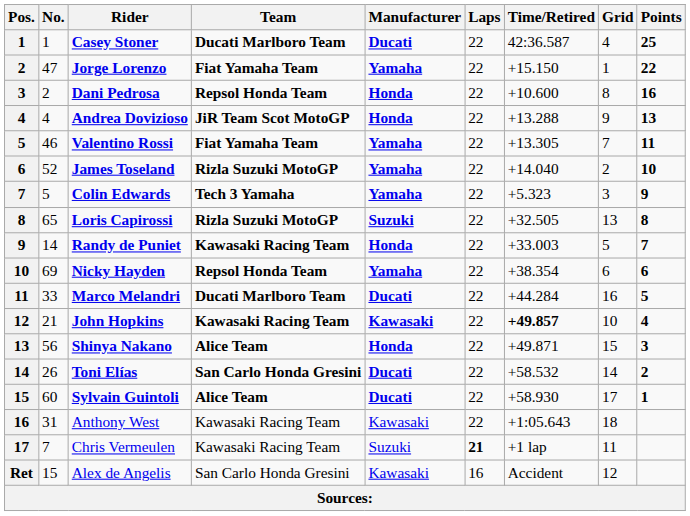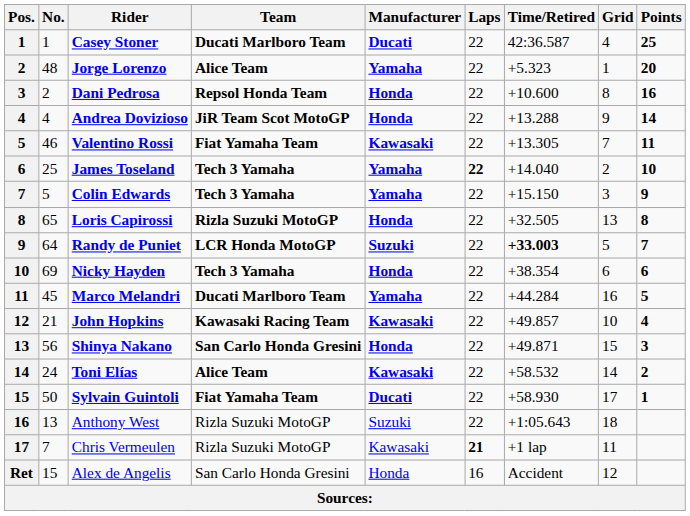(50, 67) 47 -> (50, 67) 48
(256, 67) Fiat Yamaha Team -> (231, 67) Alice Team
(533, 67) +15.150 -> (529, 67) +5.323
(648, 67) 22 -> (648, 67) 20
(648, 118) 13 -> (648, 118) 14
(395, 143) Yamaha -> (401, 143) Kawasaki
(50, 169) 52 -> (50, 169) 25
(267, 169) Rizla Suzuki MotoGP -> (245, 169) Tech 3 Yamaha
(476, 169) normal -> (476, 169) bold
(529, 194) +5.323 -> (533, 194) +15.150
(391, 219) Suzuki -> (391, 219) Honda
(50, 245) 14 -> (50, 245) 64
(272, 245) Kawasaki Racing Team -> (265, 245) LCR Honda MotoGP
(391, 245) Honda -> (391, 245) Suzuki
(533, 245) normal -> (533, 245) bold
(261, 270) Repsol Honda Team -> (245, 270) Tech 3 Yamaha
(395, 270) Yamaha -> (391, 270) Honda
(50, 295) 33 -> (50, 295) 45
(390, 295) Ducati -> (395, 295) Yamaha
(533, 321) bold -> (533, 321) normal
(231, 346) Alice Team -> (278, 346) San Carlo Honda Gresini
(50, 371) 26 -> (50, 371) 24
(278, 371) San Carlo Honda Gresini -> (231, 371) Alice Team
(390, 371) Ducati -> (401, 371) Kawasaki
(50, 397) 60 -> (50, 397) 50
(231, 397) Alice Team -> (256, 397) Fiat Yamaha Team
(50, 422) 31 -> (50, 422) 13
(268, 422) Kawasaki Racing Team -> (263, 422) Rizla Suzuki MotoGP
(399, 422) Kawasaki -> (390, 422) Suzuki
(268, 447) Kawasaki Racing Team -> (263, 447) Rizla Suzuki MotoGP
(390, 447) Suzuki -> (399, 447) Kawasaki
(399, 472) Kawasaki -> (389, 472) Honda
